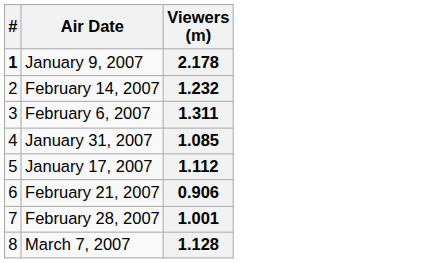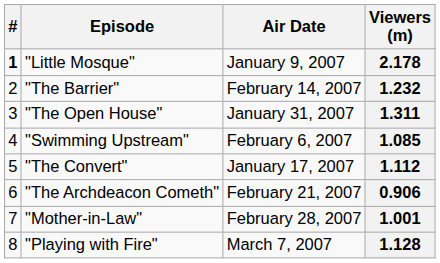+ column: (122, 26)
(88, 114) February 6, 2007 -> (290, 114) January 31, 2007
(89, 140) January 31, 2007 -> (289, 140) February 6, 2007
